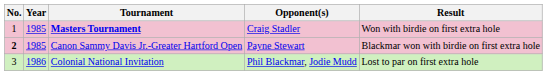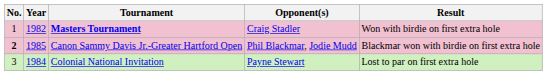(36, 29) 1985 -> (36, 29) 1982
(276, 46) Payne Stewart -> (302, 46) Phil Blackmar, Jodie Mudd
(36, 62) 1986 -> (36, 62) 1984
(302, 62) Phil Blackmar, Jodie Mudd -> (276, 62) Payne Stewart
